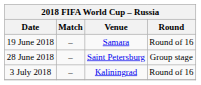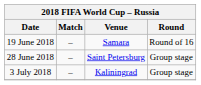(171, 72) Round of 16 -> (171, 72) Group stage
